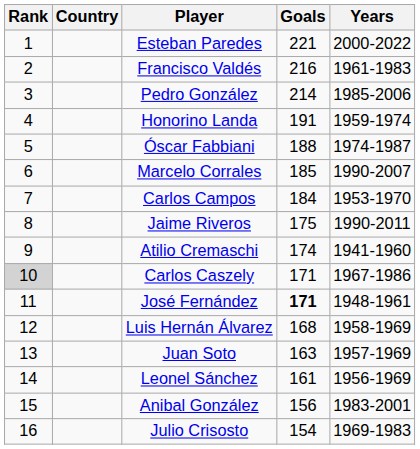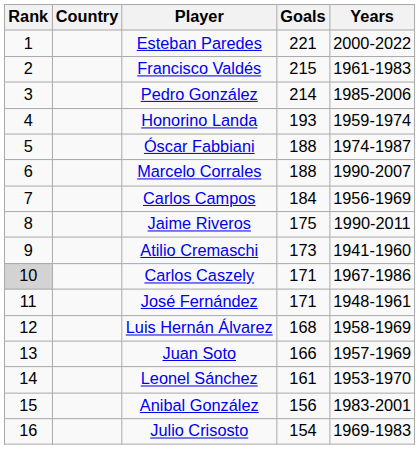(303, 69) 216 -> (303, 69) 215
(303, 120) 191 -> (303, 120) 193
(303, 172) 185 -> (303, 172) 188
(372, 198) 1953-1970 -> (372, 198) 1956-1969
(303, 250) 174 -> (303, 250) 173
(303, 302) bold -> (303, 302) normal
(303, 353) 163 -> (303, 353) 166
(372, 379) 1956-1969 -> (372, 379) 1953-1970
